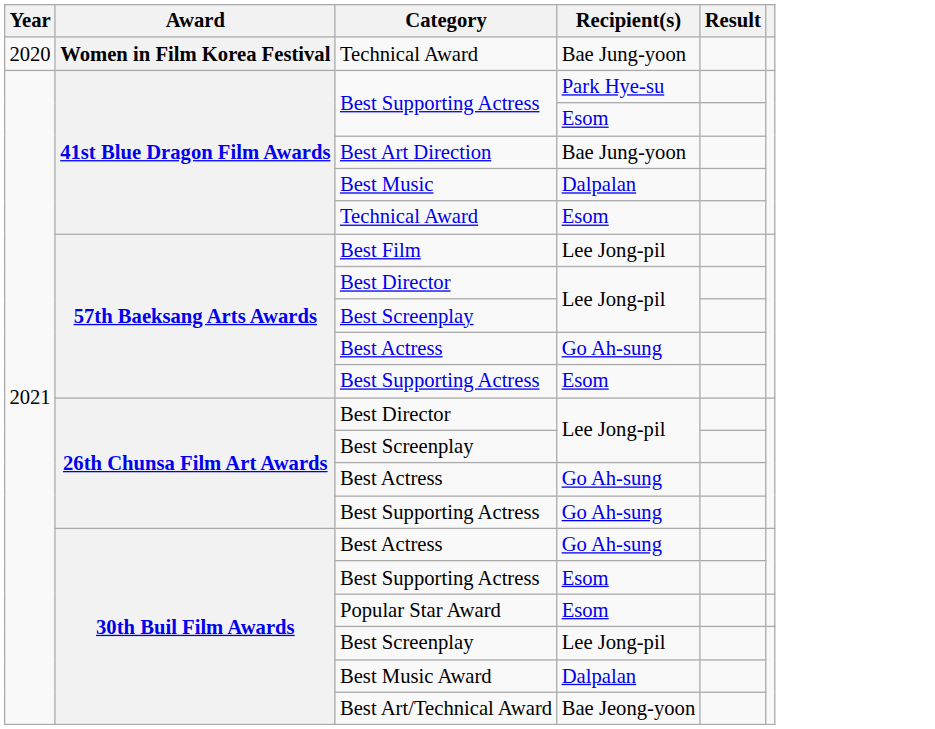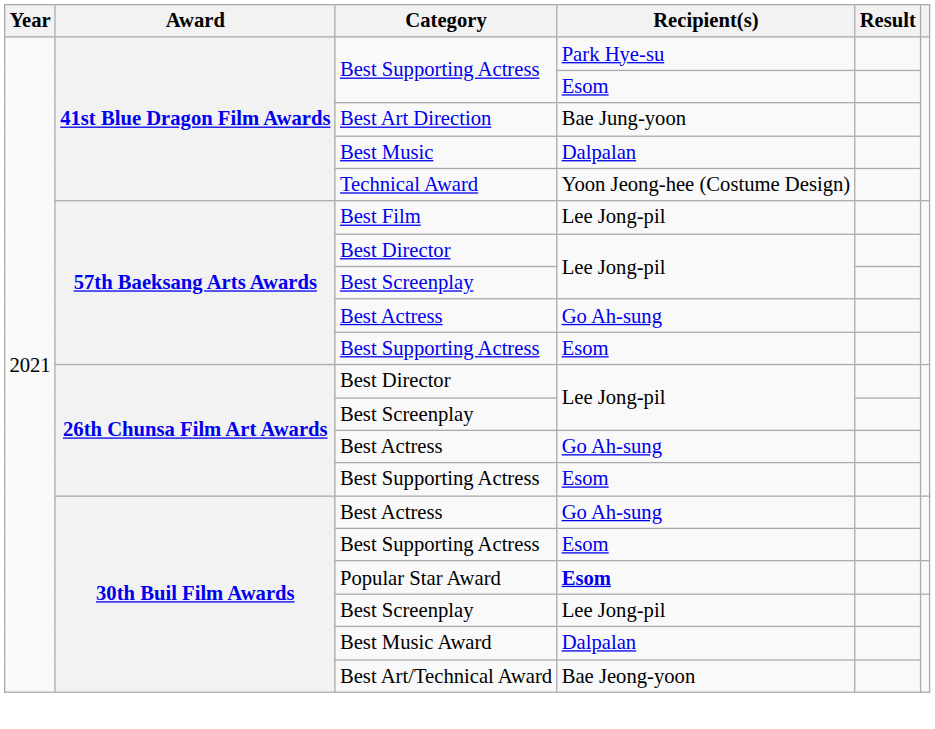- row: (195, 53)
(585, 217) Esom -> (706, 184) Yoon Jeong-hee (Costume Design)
(612, 511) Go Ah-sung -> (585, 479) Esom
(585, 610) normal -> (586, 577) bold
